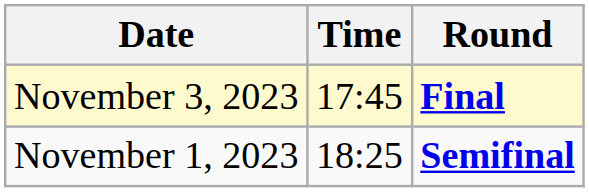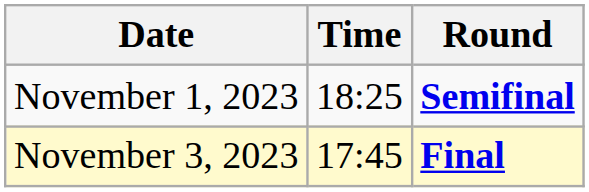rows swapped: (156, 155) <-> (156, 95)
